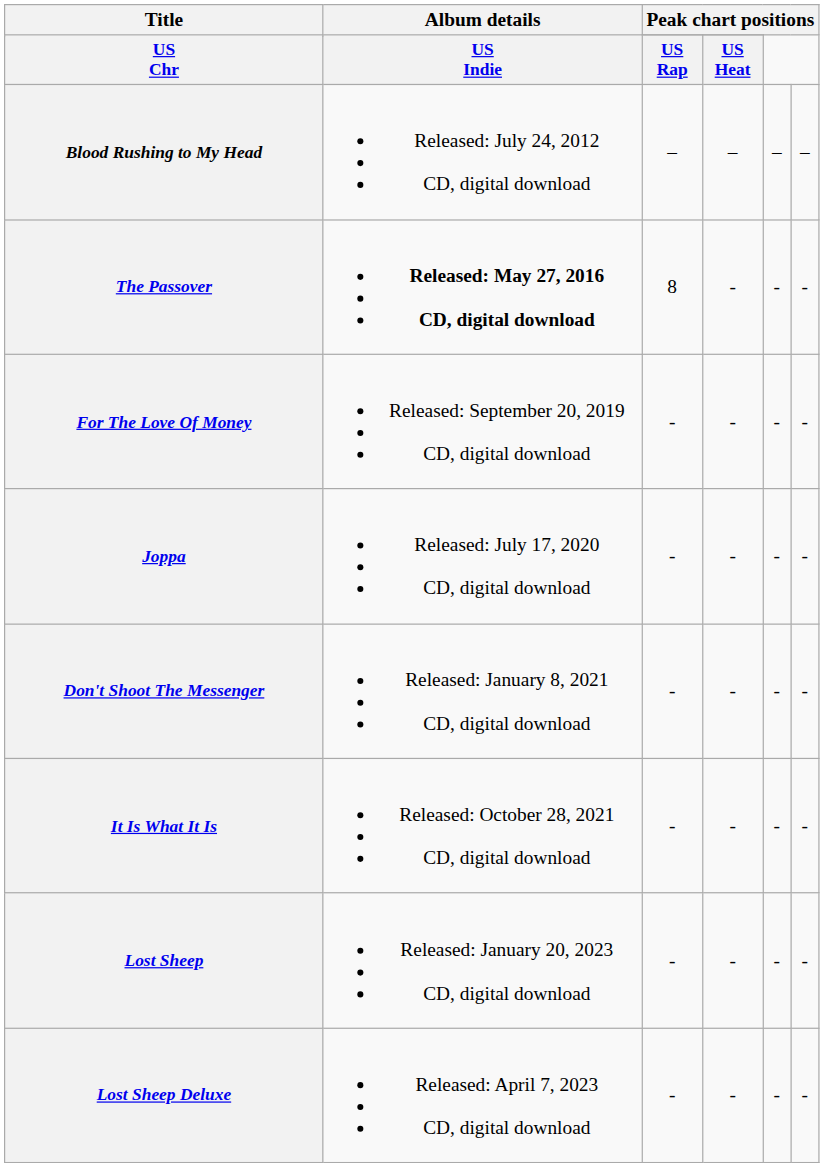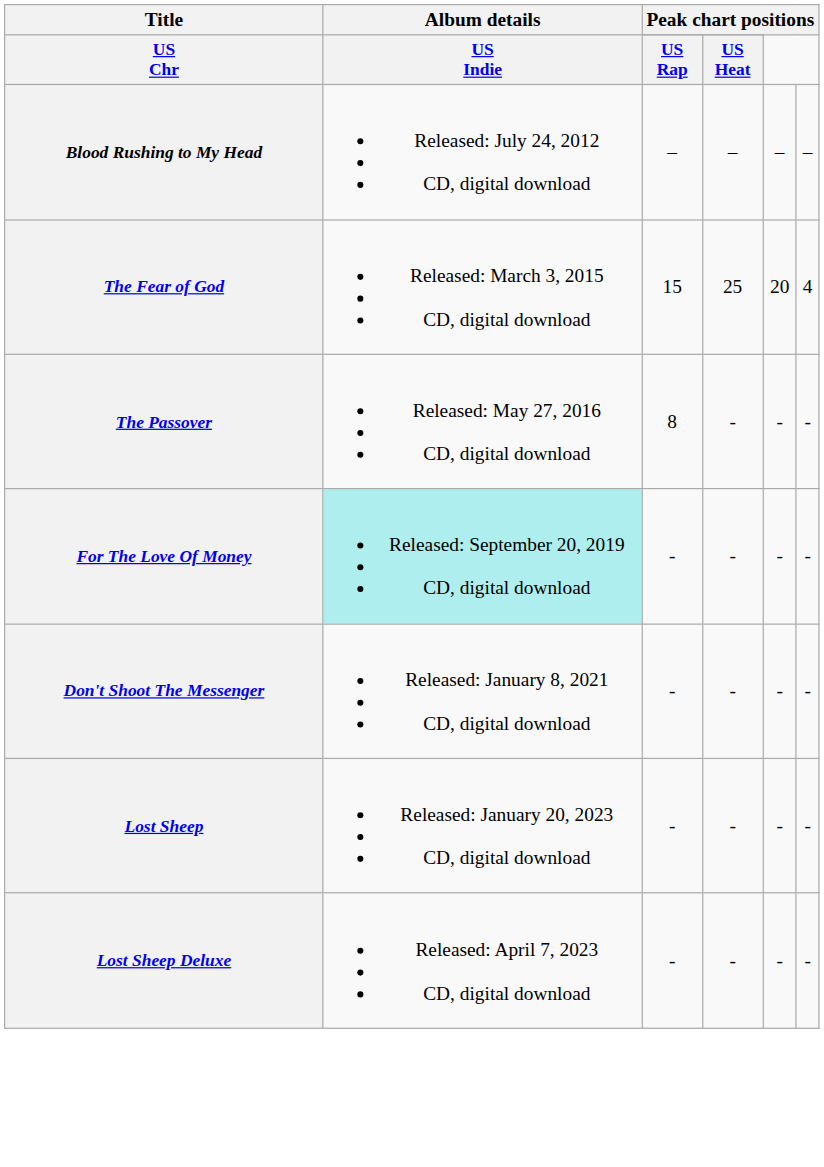+ row: (164, 286)
(483, 298) bold -> (483, 432) normal
(483, 432) no background -> (483, 567) paleturquoise background
- row: (164, 556)
- row: (164, 825)
